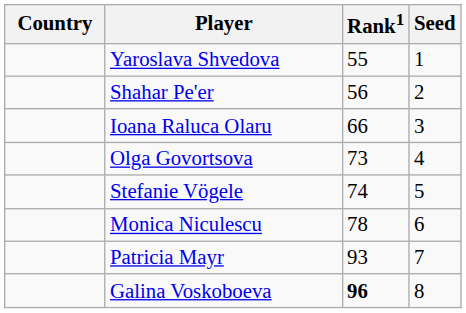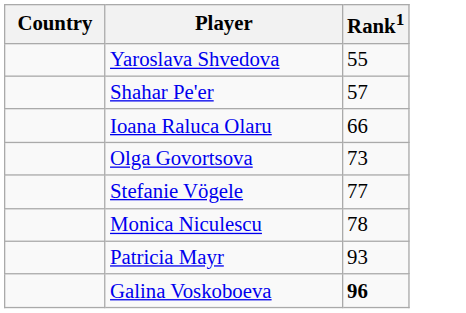- column: (435, 23)
(358, 92) 56 -> (358, 92) 57
(358, 191) 74 -> (358, 191) 77
